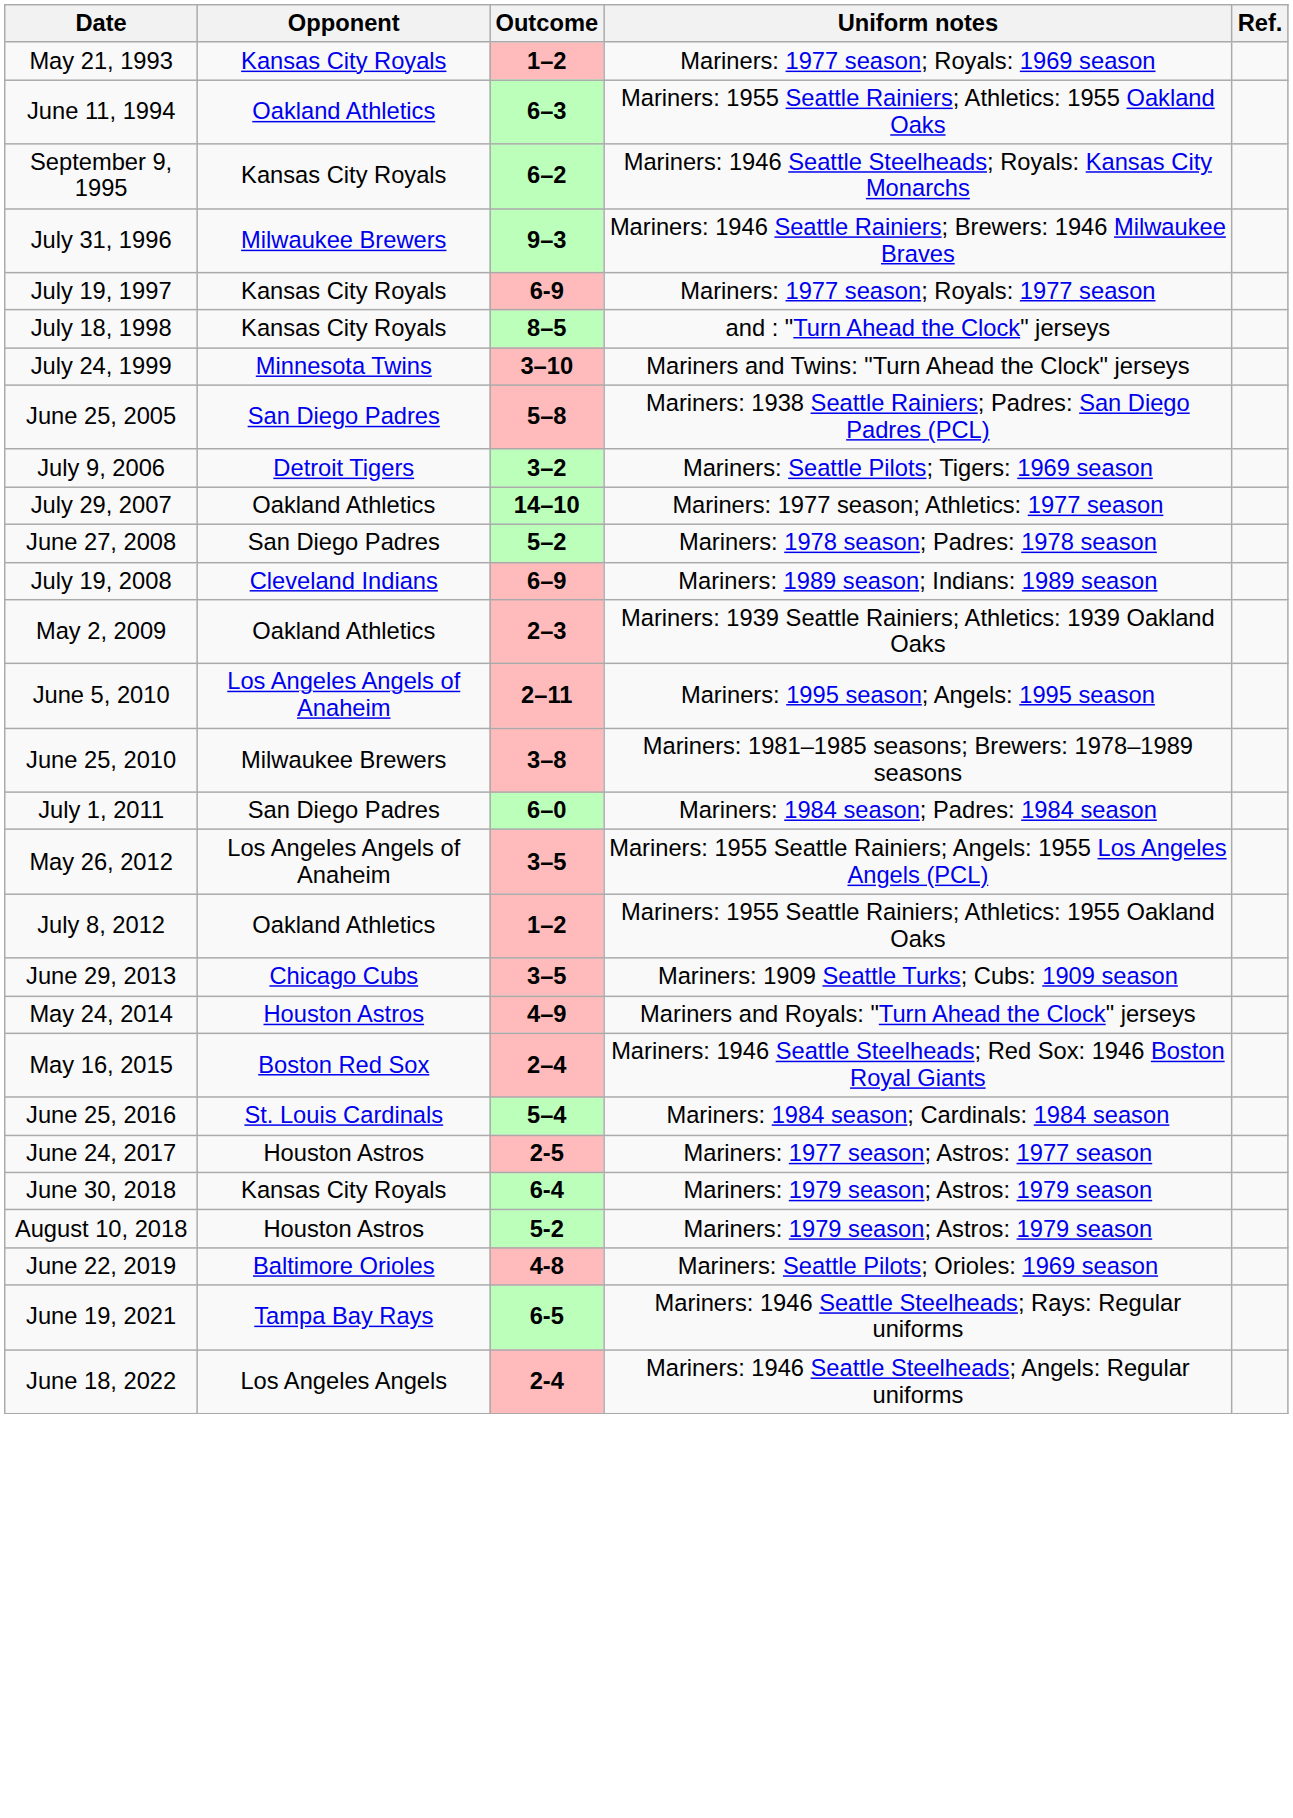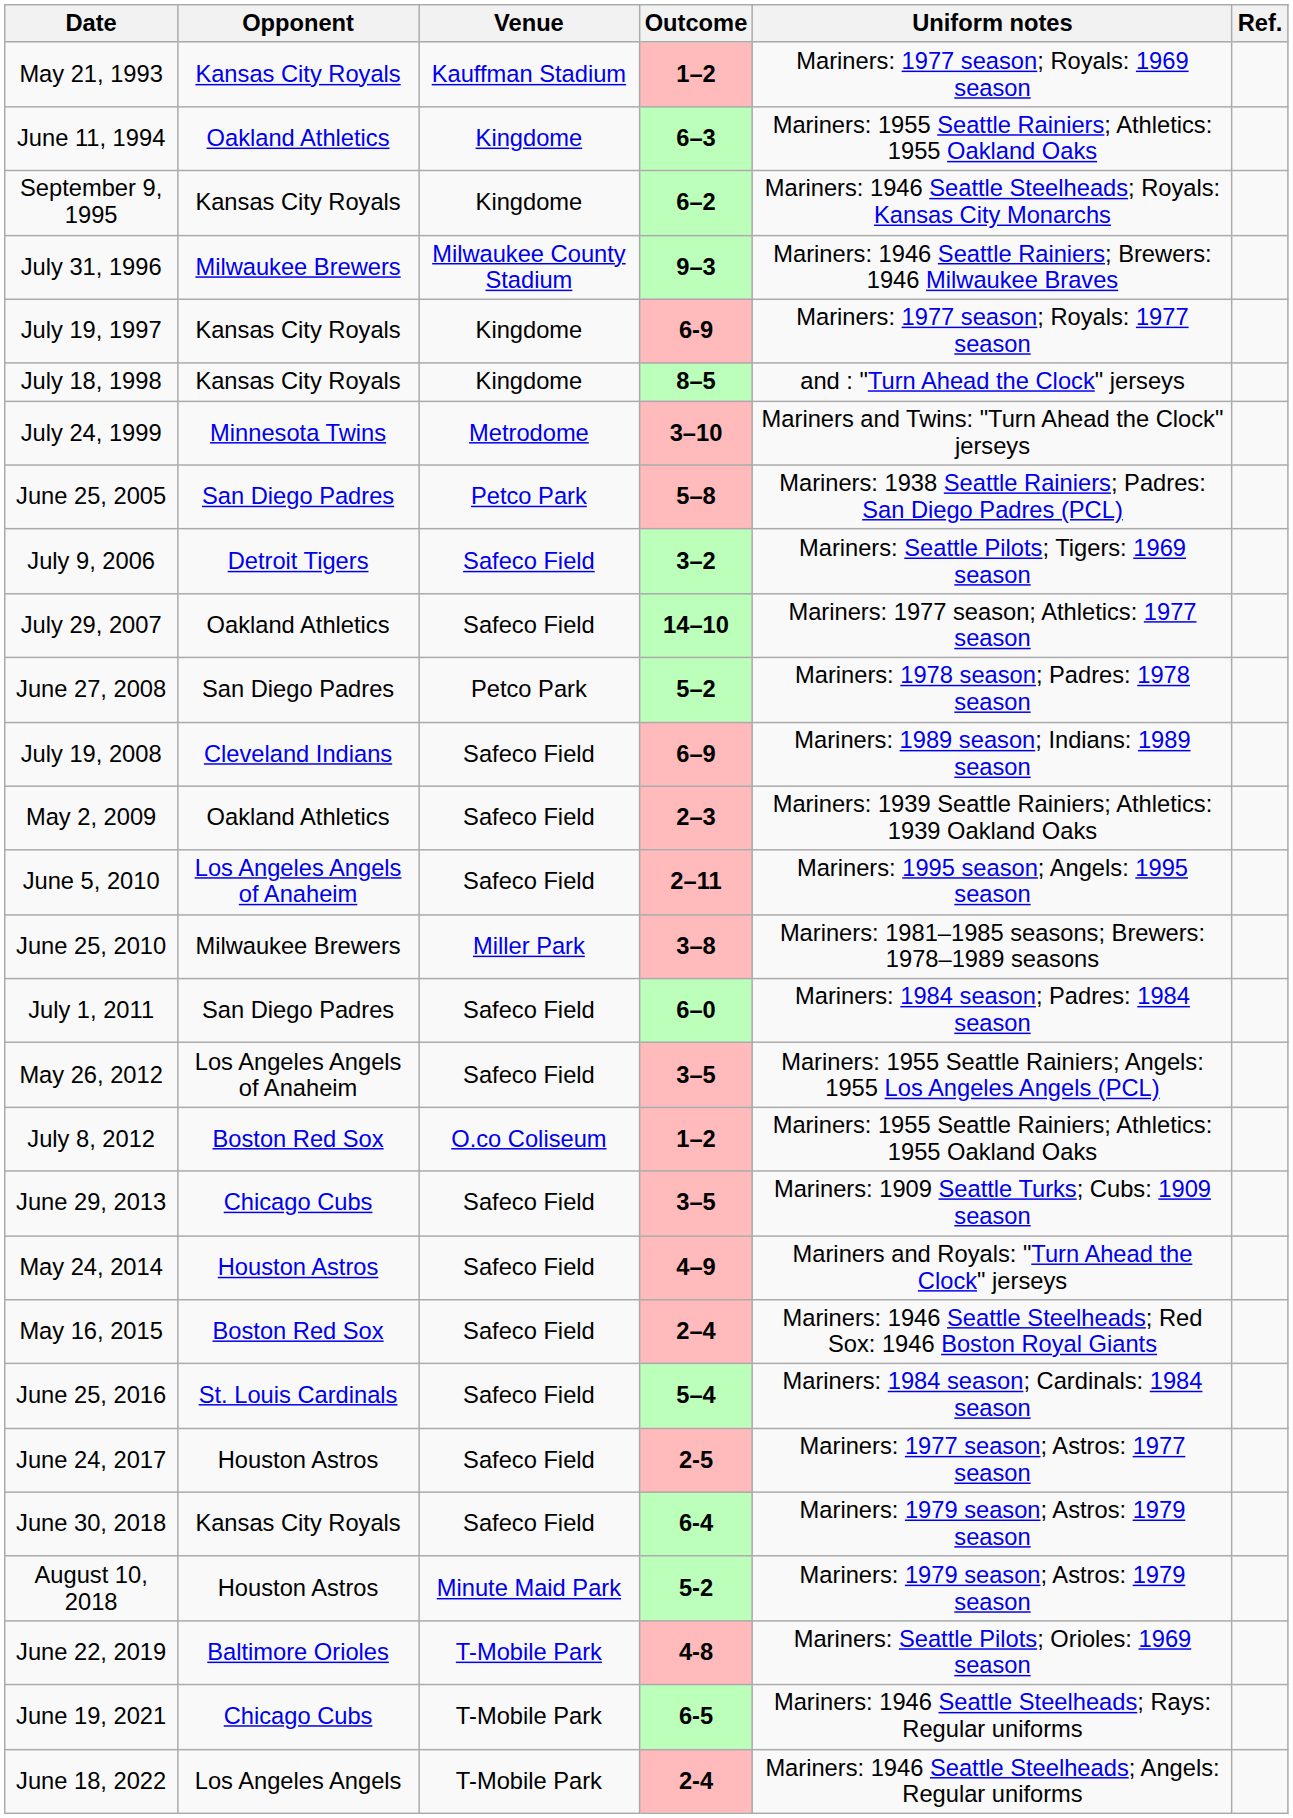+ column: (529, 23)
(344, 925) Oakland Athletics -> (298, 1138) Boston Red Sox
(344, 1316) Tampa Bay Rays -> (298, 1716) Chicago Cubs
